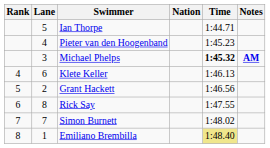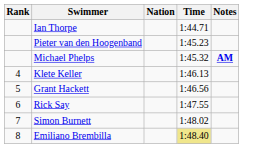- column: (44, 12)
(220, 58) bold -> (194, 58) normal
